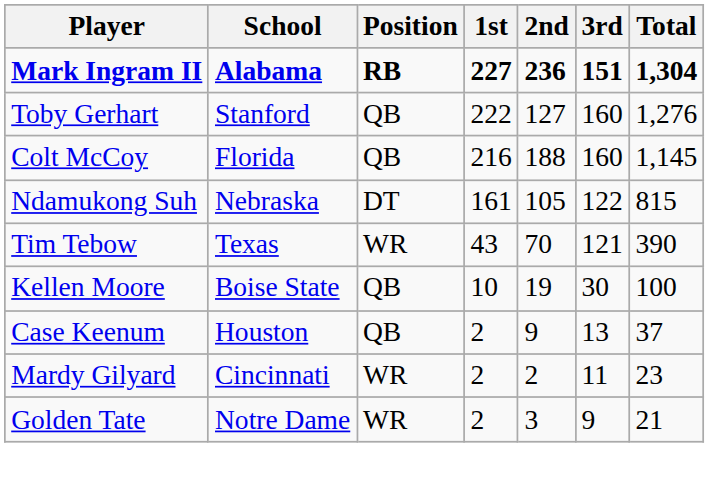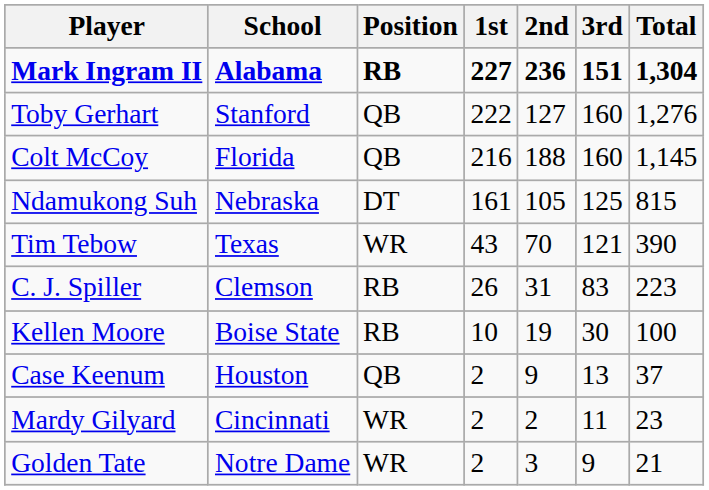(602, 200) 122 -> (602, 200) 125
+ row: (76, 288)
(382, 288) QB -> (381, 331) RB
